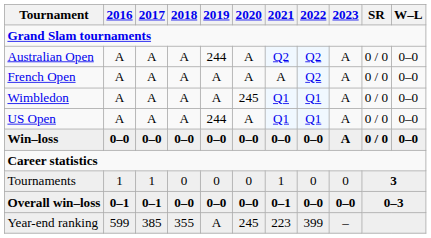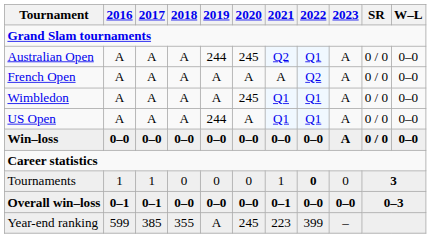(249, 56) A -> (249, 56) 245
(313, 56) Q2 -> (313, 56) Q1
(313, 181) normal -> (313, 181) bold
